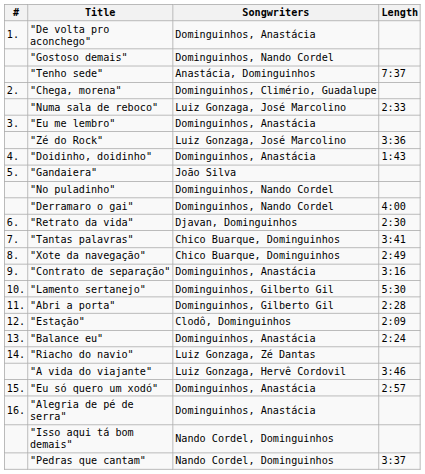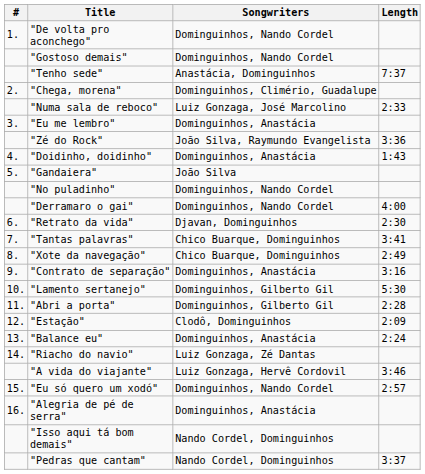(245, 35) Dominguinhos, Anastácia -> (255, 35) Dominguinhos, Nando Cordel
(261, 140) Luiz Gonzaga, José Marcolino -> (273, 140) João Silva, Raymundo Evangelista
(245, 388) Dominguinhos, Anastácia -> (255, 388) Dominguinhos, Nando Cordel
